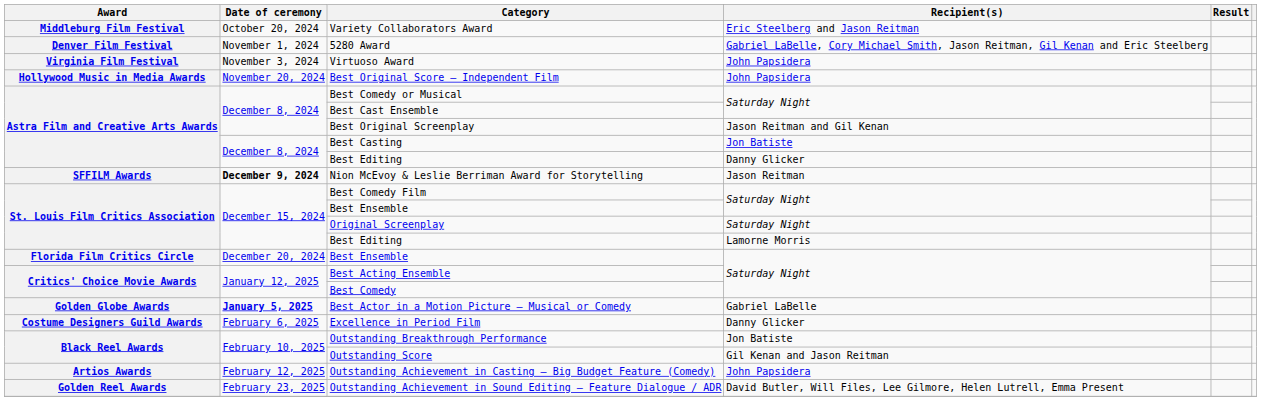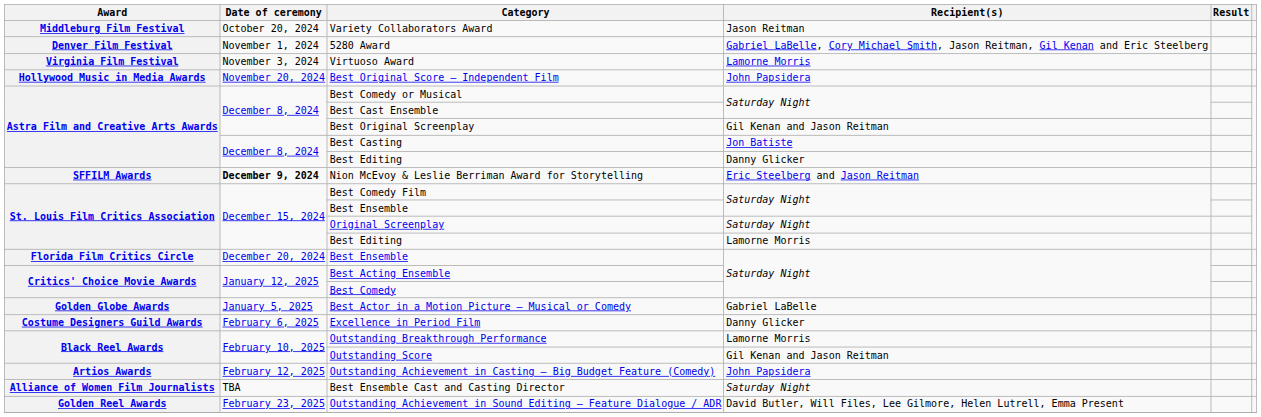(823, 29) Eric Steelberg and Jason Reitman -> (765, 29) Jason Reitman
(768, 61) John Papsidera -> (768, 61) Lamorne Morris
(808, 127) Jason Reitman and Gil Kenan -> (808, 127) Gil Kenan and Jason Reitman
(765, 176) Jason Reitman -> (823, 176) Eric Steelberg and Jason Reitman
(268, 306) bold -> (268, 306) normal
(759, 339) Jon Batiste -> (768, 339) Lamorne Morris
+ row: (112, 388)
